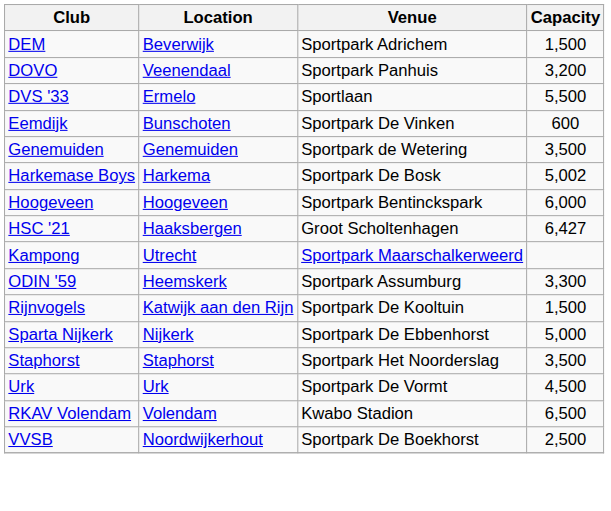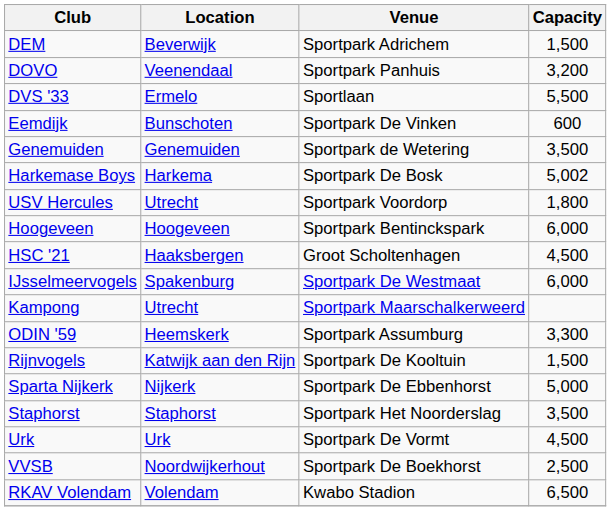+ row: (61, 202)
(565, 228) 6,427 -> (567, 255) 4,500
+ row: (73, 281)
rows swapped: (70, 413) <-> (31, 439)
